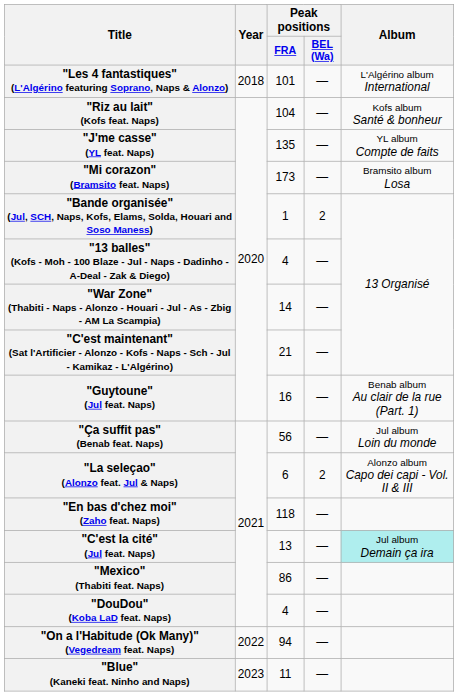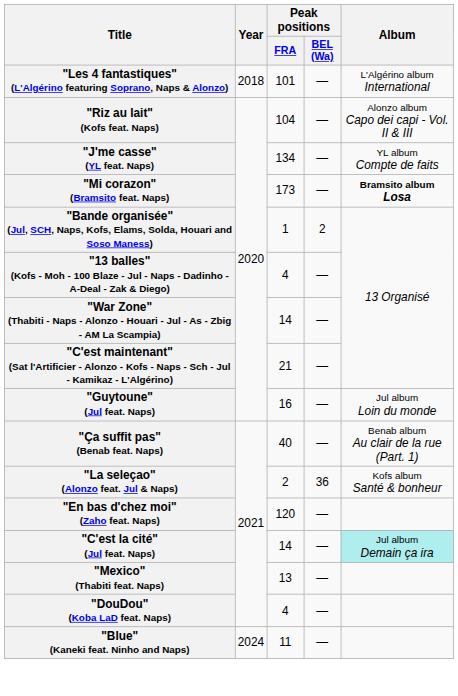(397, 114) Kofs album Santé & bonheur -> (397, 120) Alonzo album Capo dei capi - Vol. II & III
(285, 145) 135 -> (285, 158) 134
(397, 178) normal -> (397, 190) bold
(397, 398) Benab album Au clair de la rue (Part. 1) -> (397, 405) Jul album Loin du monde
(285, 436) 56 -> (285, 443) 40
(397, 437) Jul album Loin du monde -> (397, 444) Benab album Au clair de la rue (Part. 1)
(285, 475) 6 -> (285, 482) 2
(322, 475) 2 -> (322, 482) 36
(397, 476) Alonzo album Capo dei capi - Vol. II & III -> (397, 482) Kofs album Santé & bonheur
(285, 514) 118 -> (285, 514) 120
(285, 546) 13 -> (285, 546) 14
(285, 578) 86 -> (285, 578) 13
- row: (120, 642)
(251, 674) 2023 -> (251, 642) 2024
